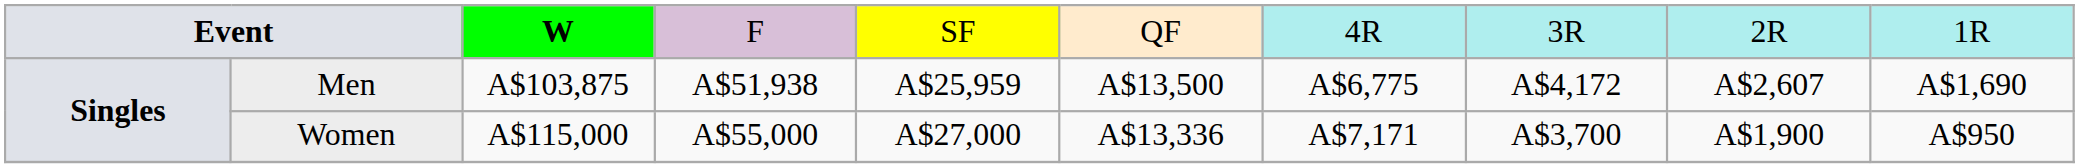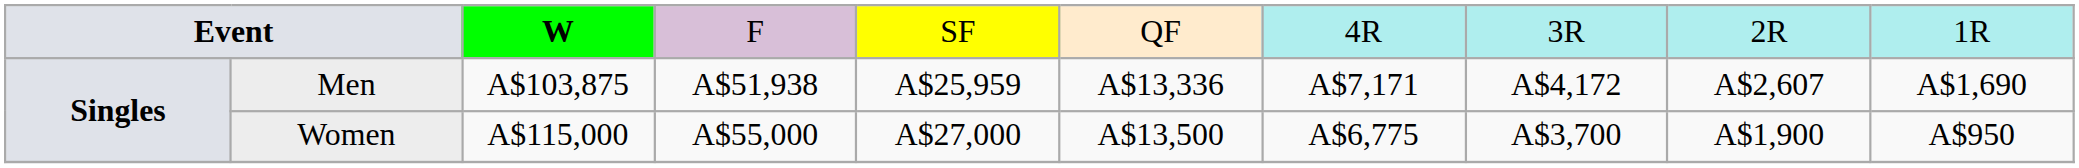(1161, 83) A$13,500 -> (1161, 83) A$13,336
(1363, 83) A$6,775 -> (1363, 83) A$7,171
(1161, 136) A$13,336 -> (1161, 136) A$13,500
(1363, 136) A$7,171 -> (1363, 136) A$6,775
